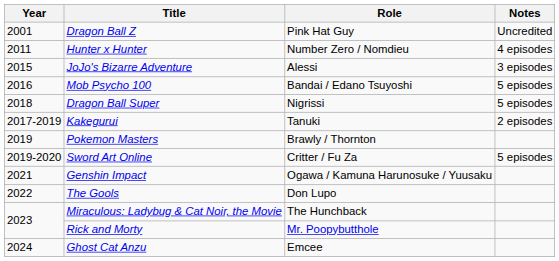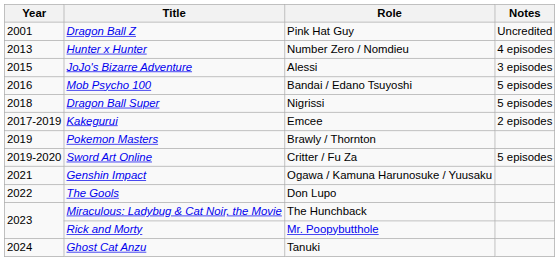(19, 49) 2011 -> (20, 49) 2013
(304, 121) Tanuki -> (305, 121) Emcee
(305, 247) Emcee -> (304, 247) Tanuki
